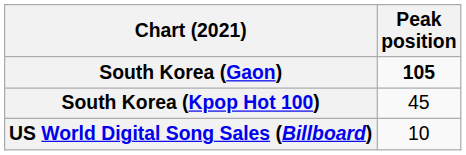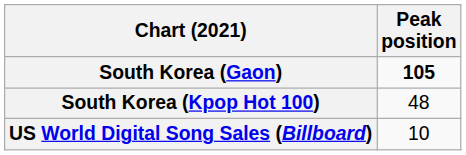(419, 103) 45 -> (419, 103) 48
